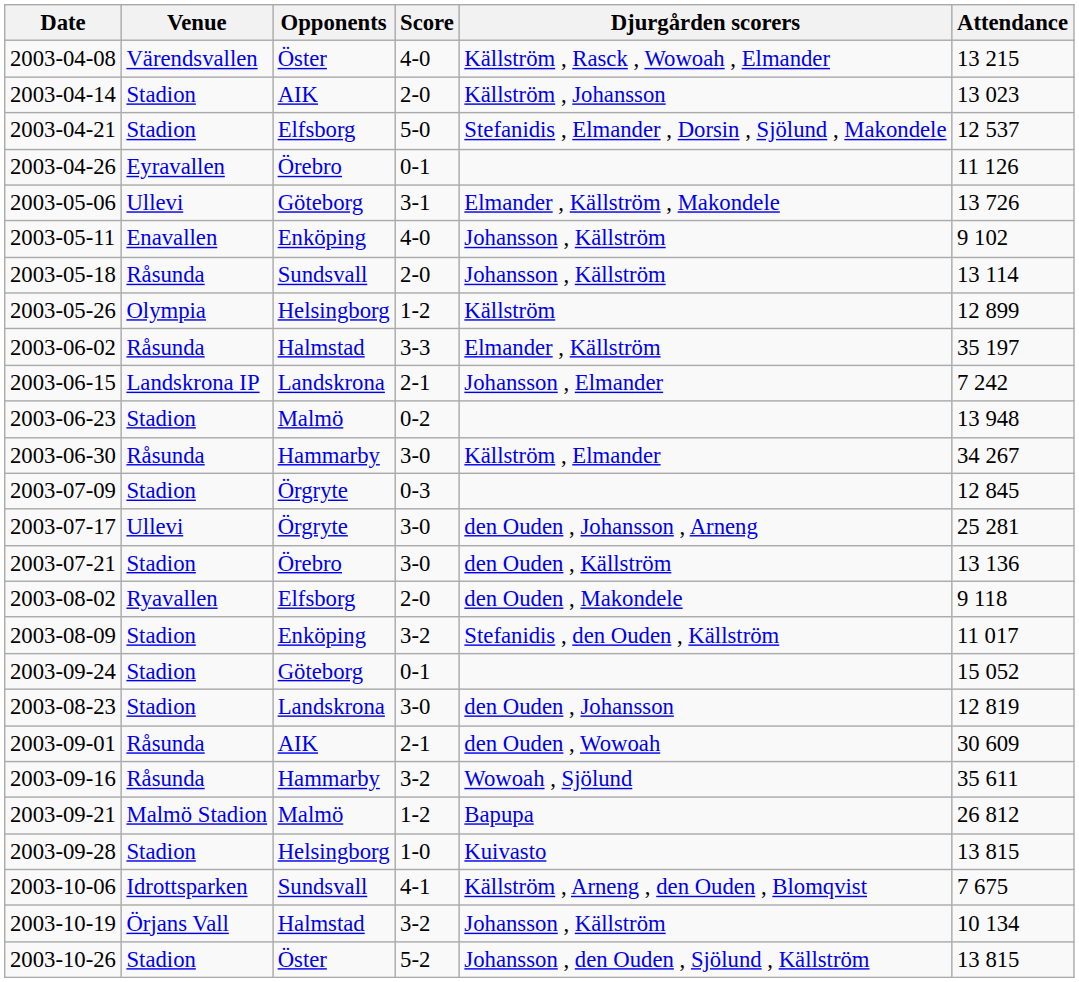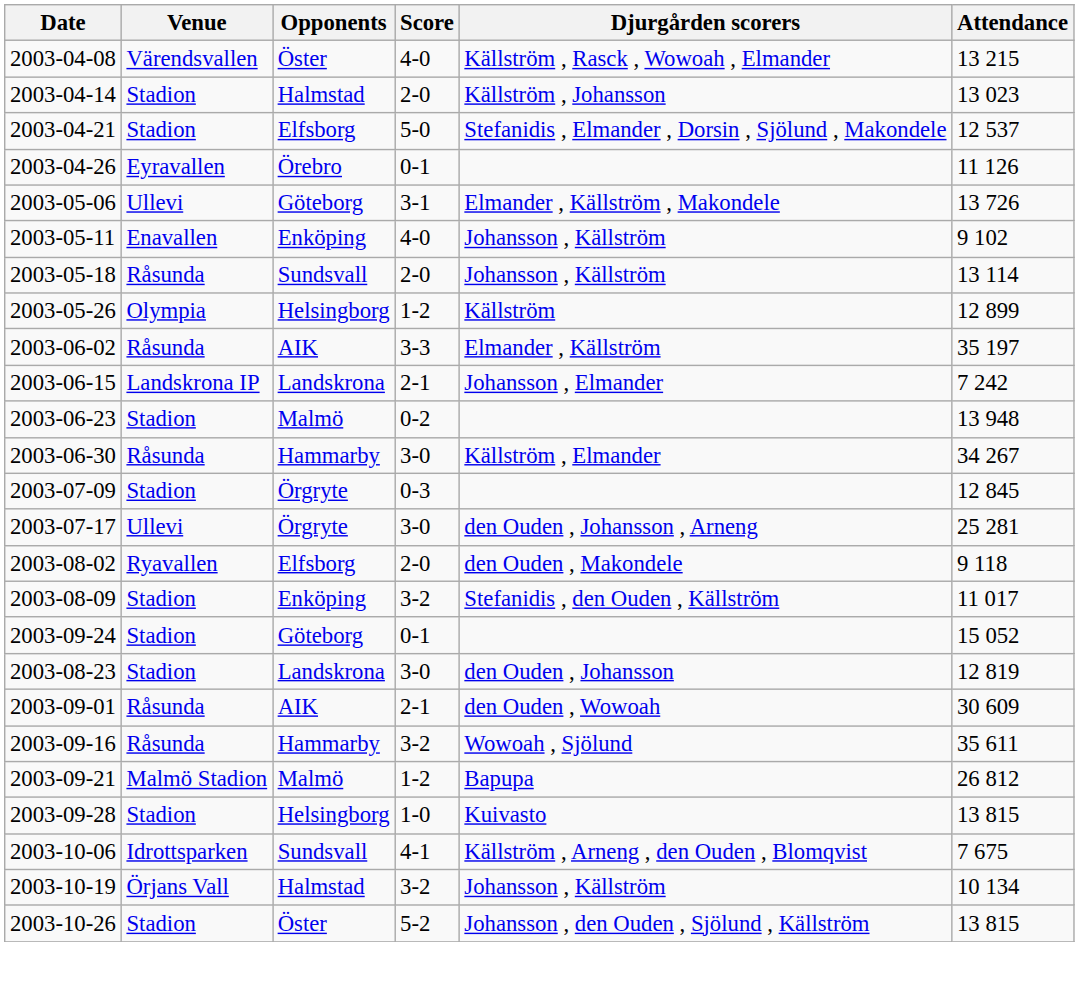(298, 94) AIK -> (321, 94) Halmstad
(321, 346) Halmstad -> (298, 346) AIK
- row: (63, 563)
